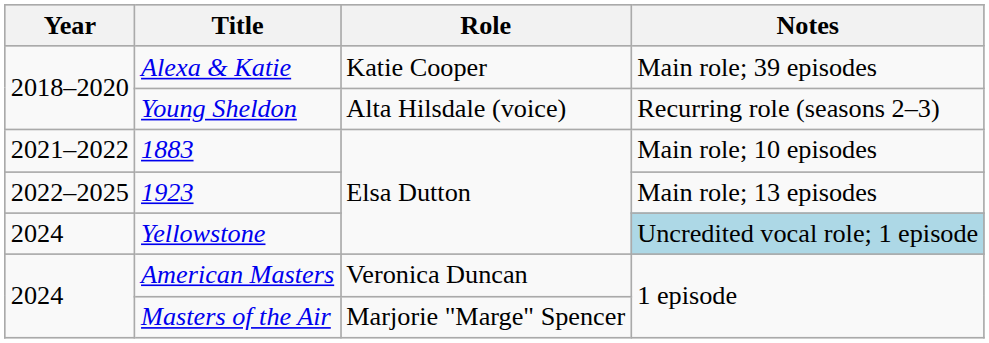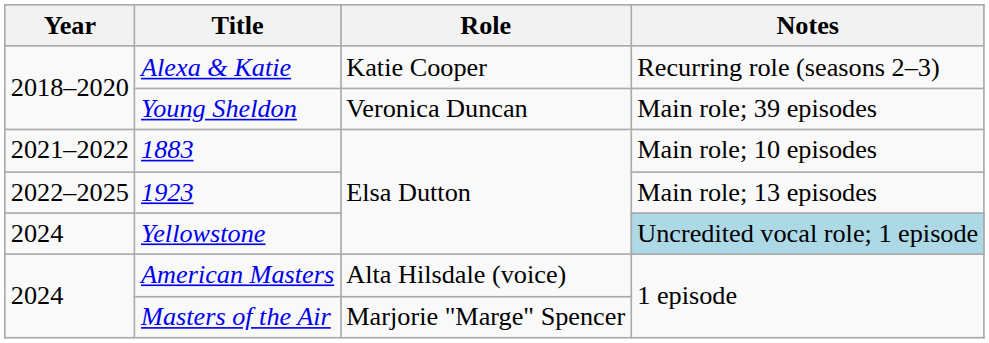(757, 66) Main role; 39 episodes -> (788, 66) Recurring role (seasons 2–3)
(456, 108) Alta Hilsdale (voice) -> (437, 108) Veronica Duncan
(788, 108) Recurring role (seasons 2–3) -> (757, 108) Main role; 39 episodes
(437, 274) Veronica Duncan -> (456, 274) Alta Hilsdale (voice)
